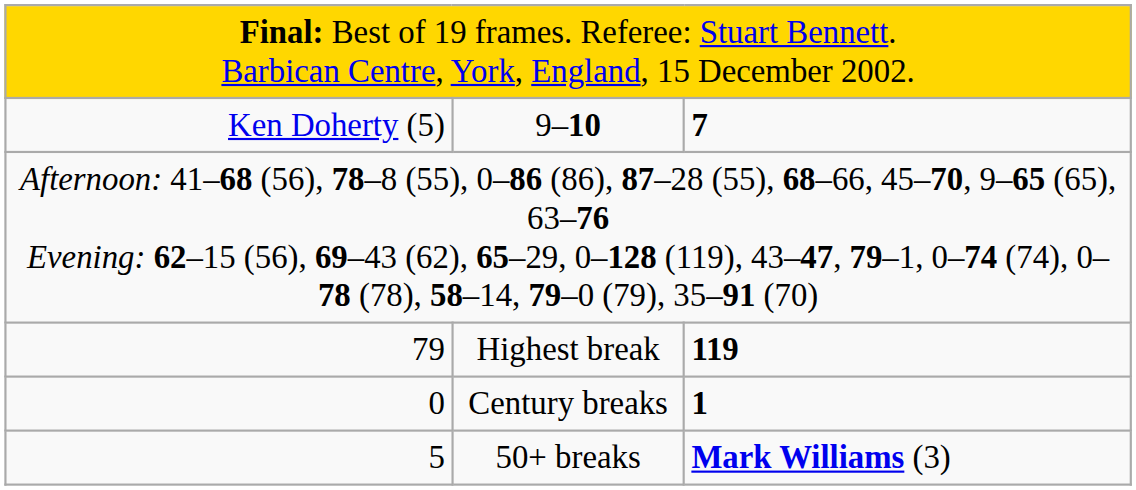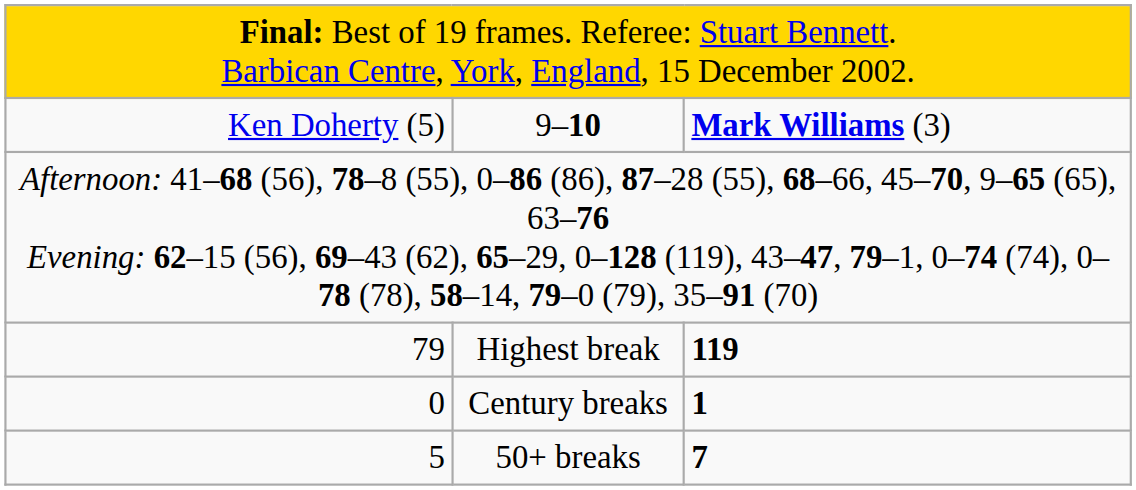(700, 124) 7 -> (821, 124) Mark Williams (3)
(821, 457) Mark Williams (3) -> (700, 457) 7
